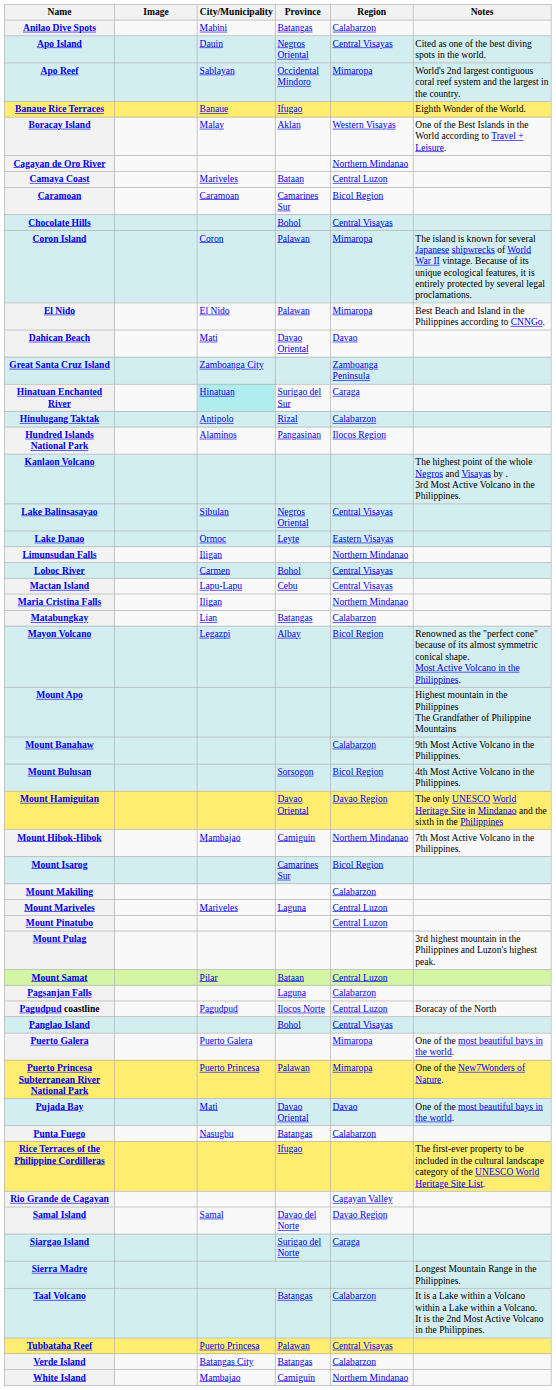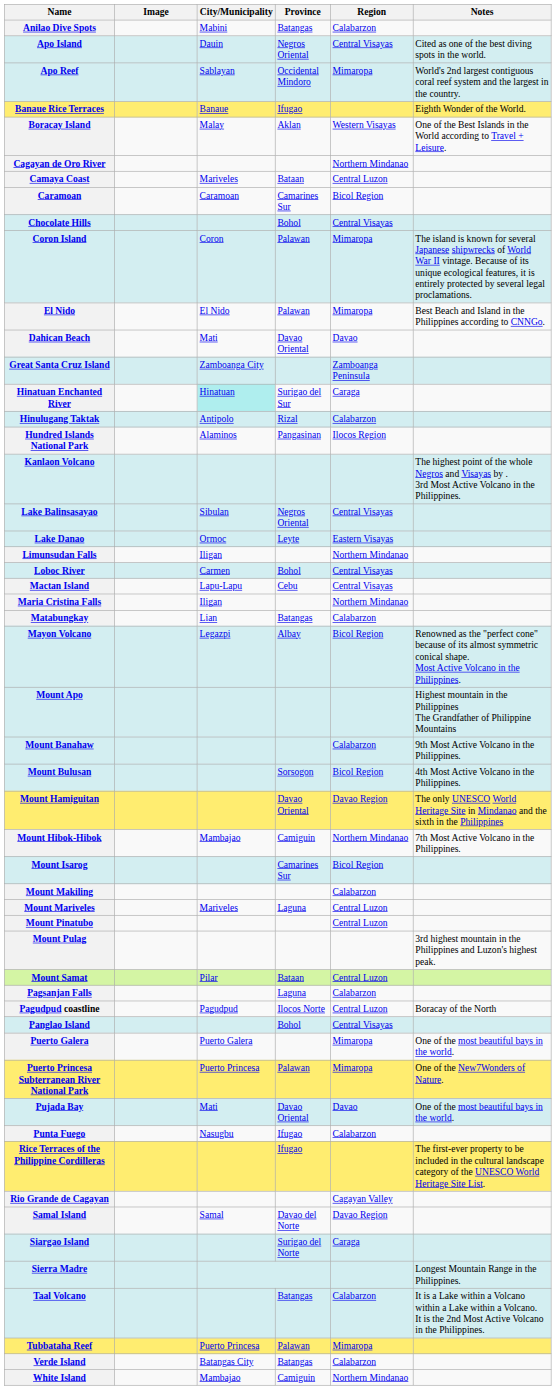(295, 1133) Batangas -> (290, 1133) Ifugao
(363, 1346) Central Visayas -> (352, 1346) Mimaropa
